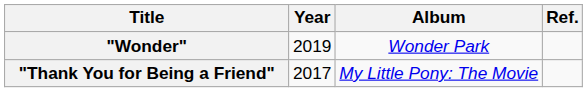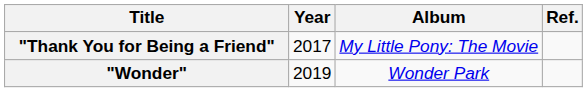rows swapped: (147, 73) <-> (147, 45)
